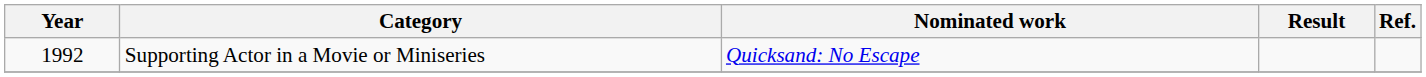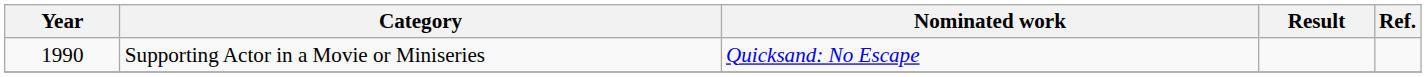(62, 54) 1992 -> (62, 54) 1990
